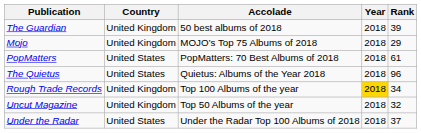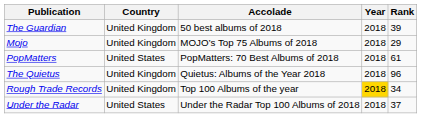(136, 74) United States -> (141, 74) United Kingdom
- row: (42, 105)
